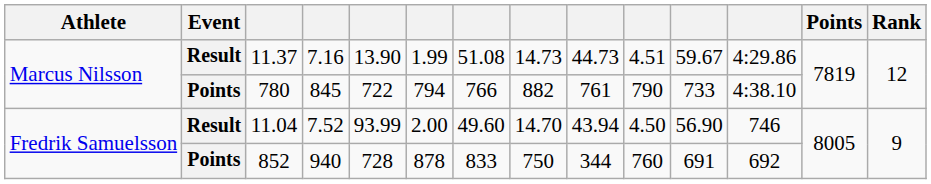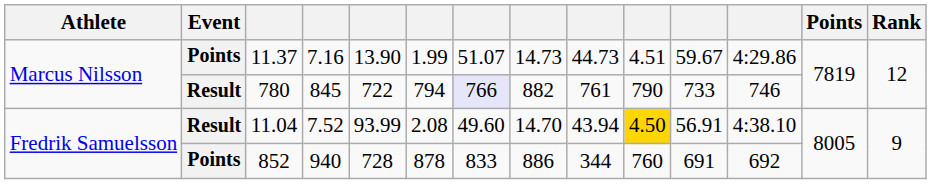(214, 56) Result -> (214, 56) Points
(481, 56) 51.08 -> (481, 56) 51.07
(214, 91) Points -> (214, 91) Result
(481, 91) no background -> (481, 91) lavender background
(765, 91) 4:38.10 -> (765, 91) 746
(429, 126) 2.00 -> (429, 126) 2.08
(647, 126) no background -> (647, 126) gold background
(699, 126) 56.90 -> (699, 126) 56.91
(765, 126) 746 -> (765, 126) 4:38.10
(538, 160) 750 -> (538, 160) 886
